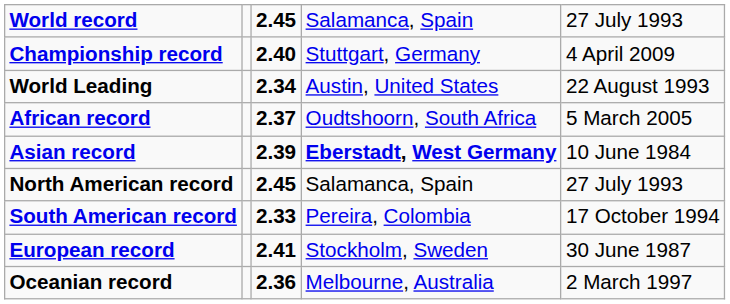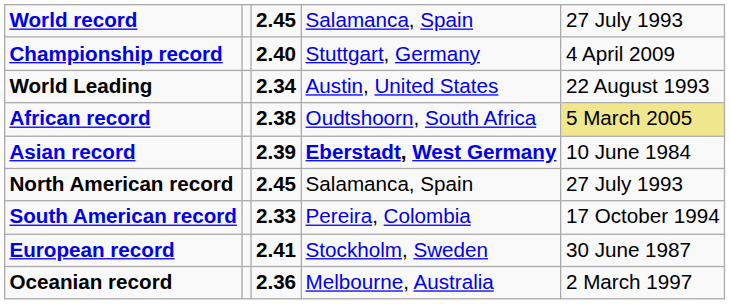(276, 119) 2.37 -> (276, 119) 2.38
(629, 119) no background -> (629, 119) khaki background
